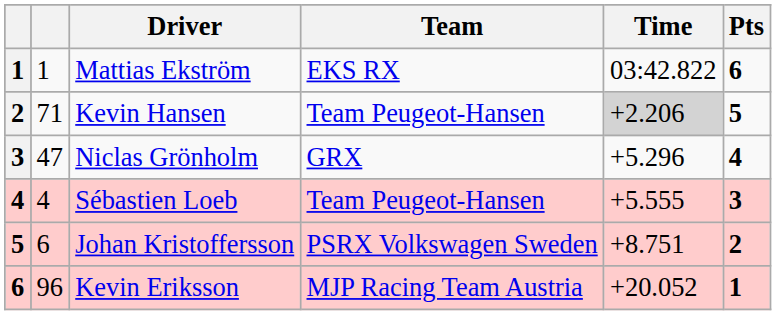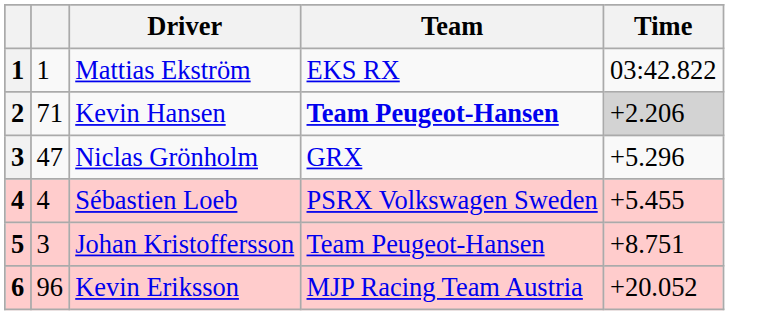- column: (746, 26)
(426, 113) normal -> (433, 113) bold
(426, 200) Team Peugeot-Hansen -> (452, 200) PSRX Volkswagen Sweden
(647, 200) +5.555 -> (647, 200) +5.455
(43, 244) 6 -> (43, 244) 3
(452, 244) PSRX Volkswagen Sweden -> (426, 244) Team Peugeot-Hansen
